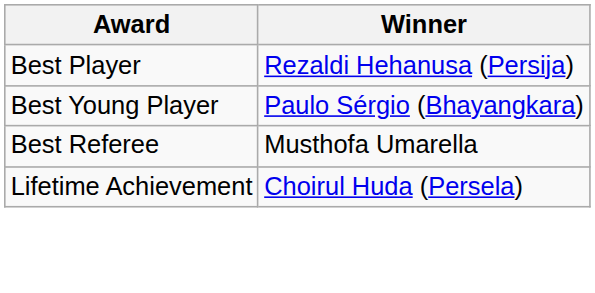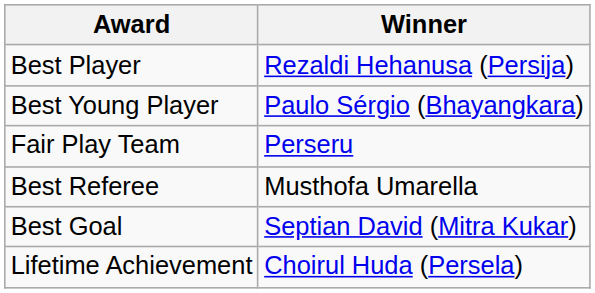+ row: (95, 145)
+ row: (67, 226)
